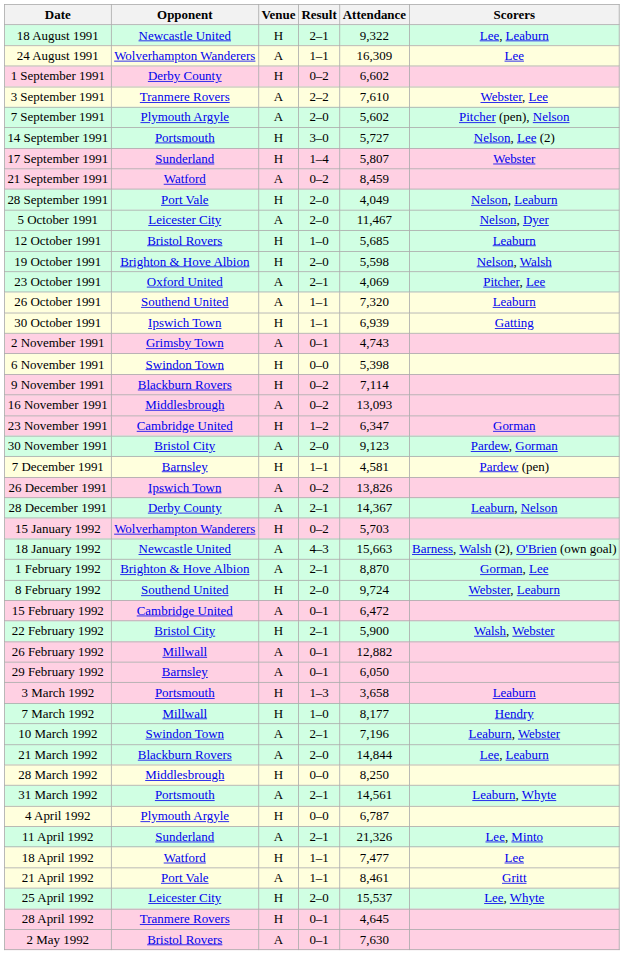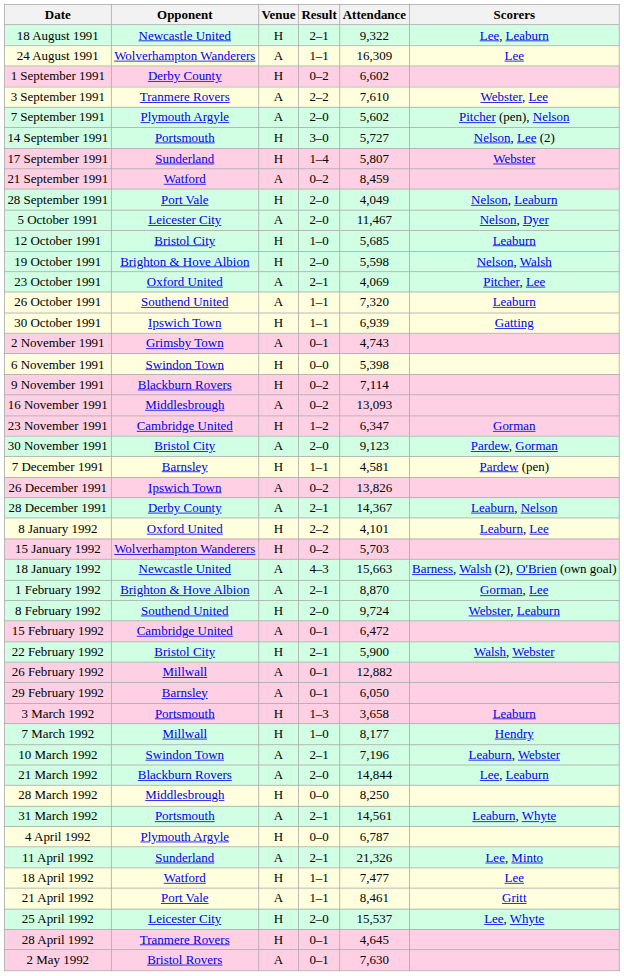(185, 240) Bristol Rovers -> (185, 240) Bristol City
+ row: (58, 528)
